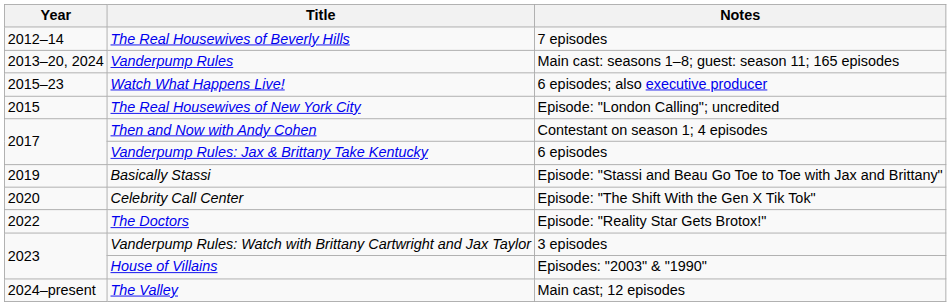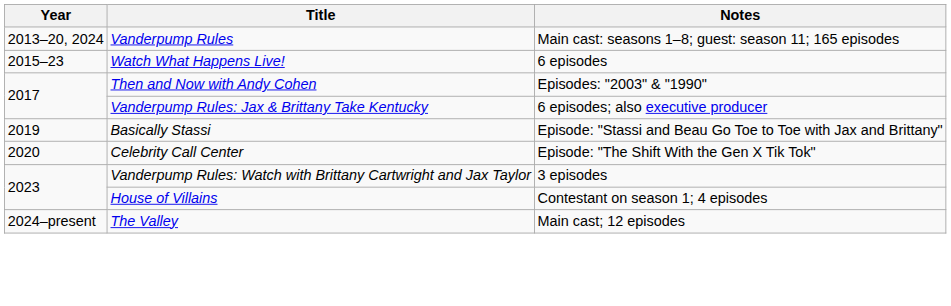- row: (230, 38)
(652, 84) 6 episodes; also executive producer -> (572, 61) 6 episodes
- row: (236, 107)
(652, 130) Contestant on season 1; 4 episodes -> (622, 84) Episodes: "2003" & "1990"
(572, 152) 6 episodes -> (652, 107) 6 episodes; also executive producer
- row: (150, 221)
(622, 267) Episodes: "2003" & "1990" -> (652, 198) Contestant on season 1; 4 episodes
